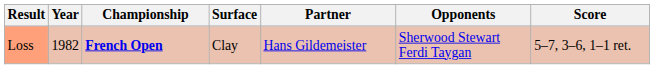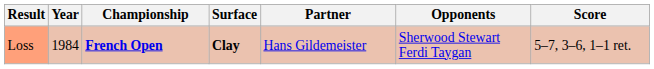(65, 44) 1982 -> (65, 44) 1984
(225, 44) normal -> (226, 44) bold
